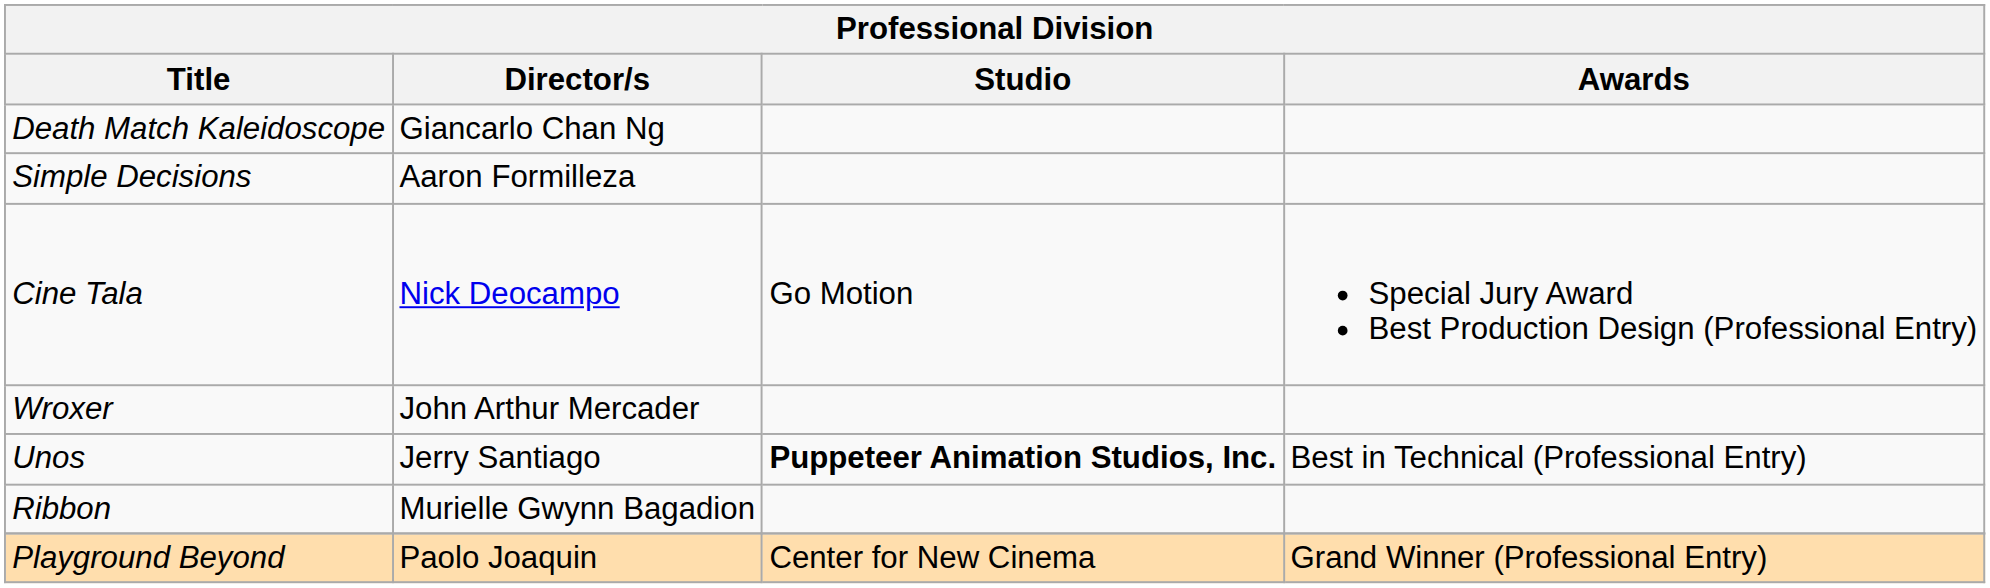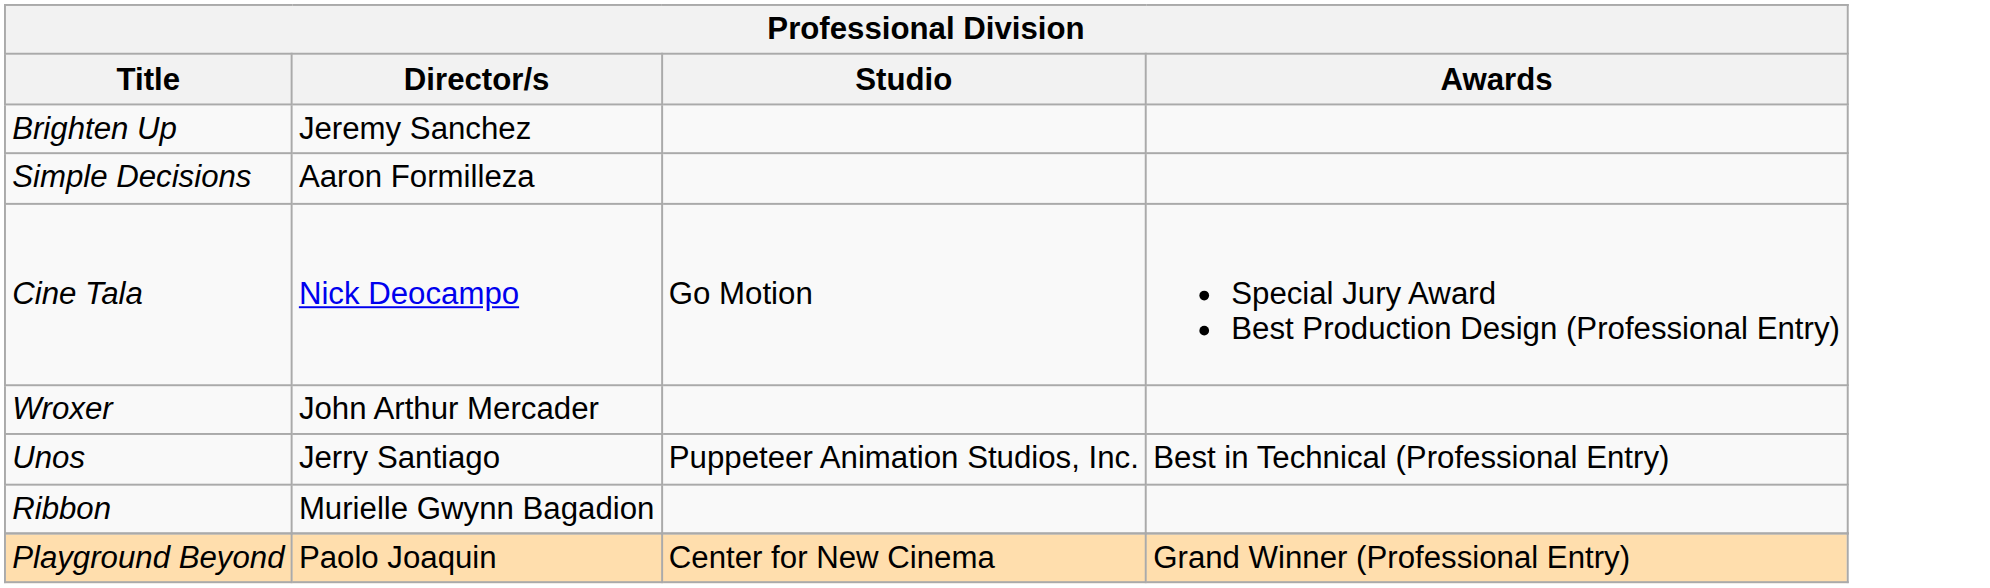- row: (199, 128)
+ row: (95, 128)
(1023, 458) bold -> (904, 458) normal
